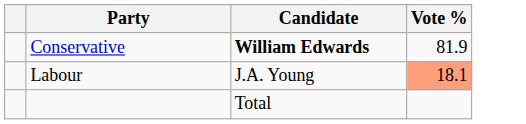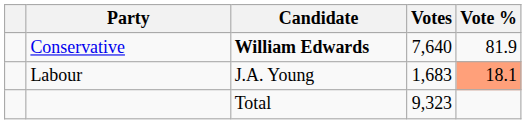+ column: (431, 18)
